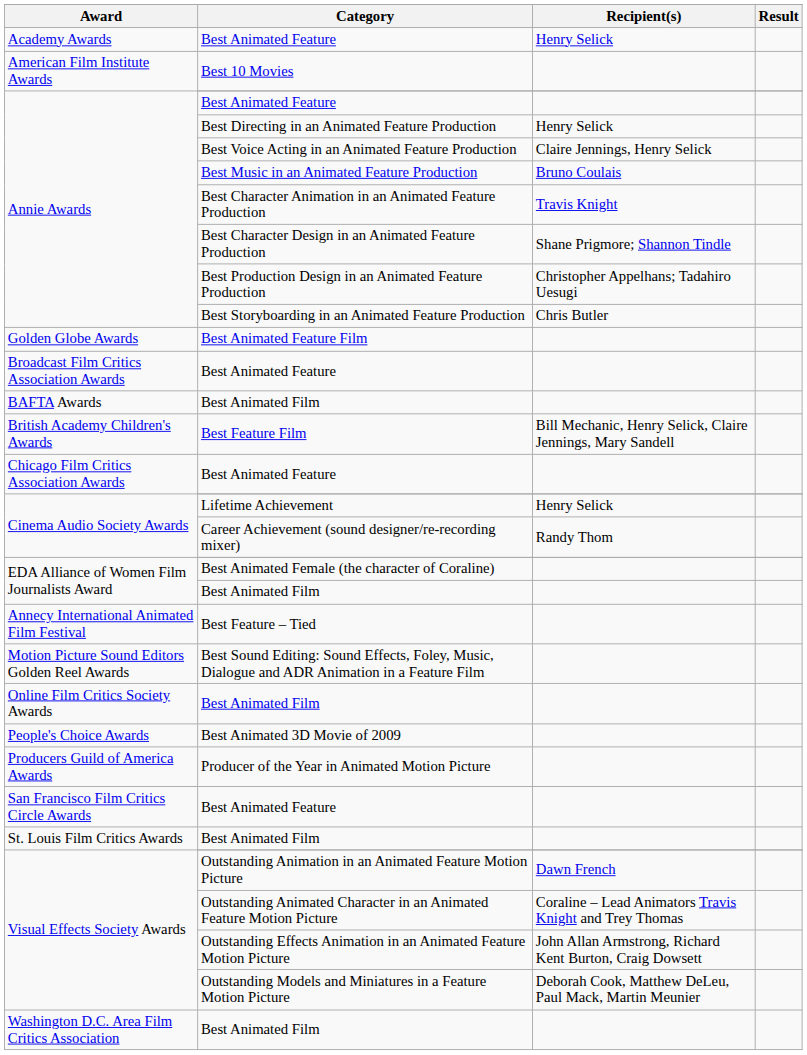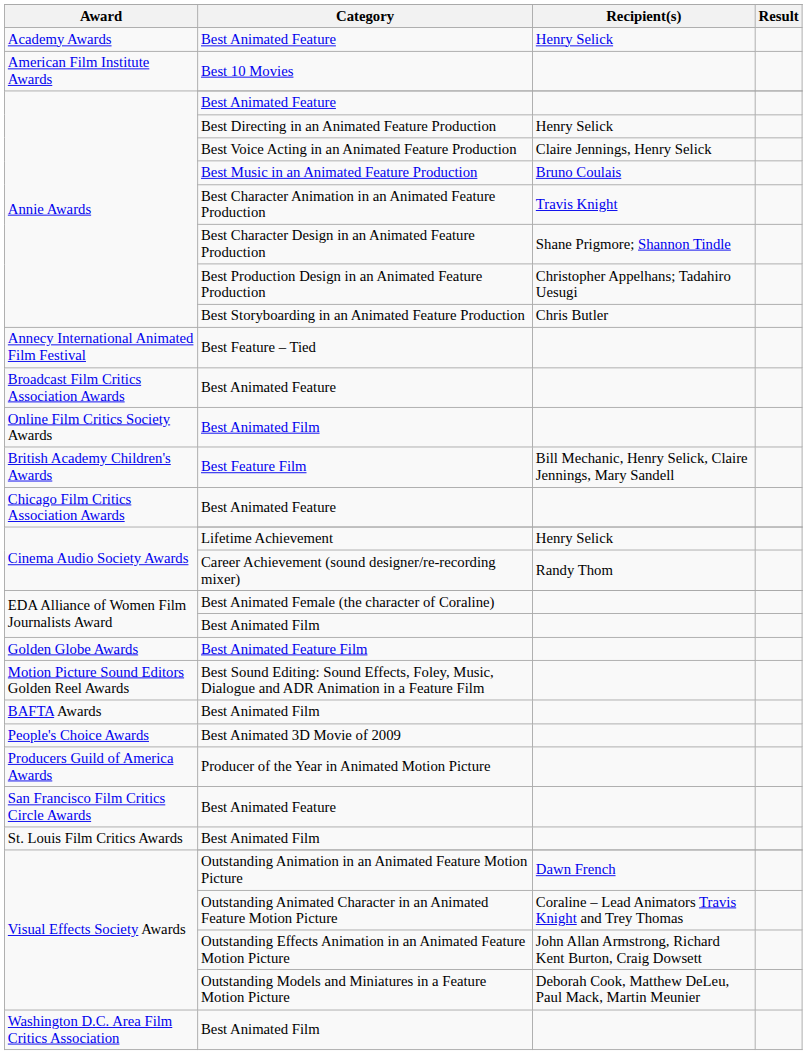rows swapped: (101, 623) <-> (73, 339)
rows swapped: (55, 402) <-> (89, 703)
